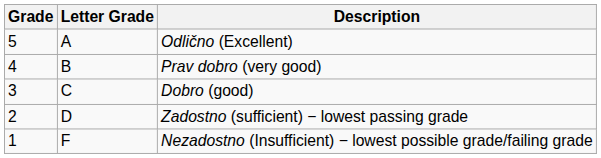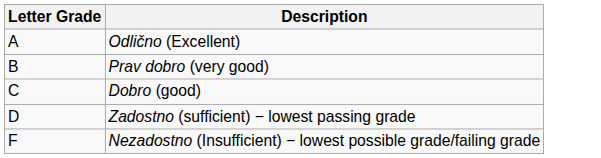- column: (31, 16)
